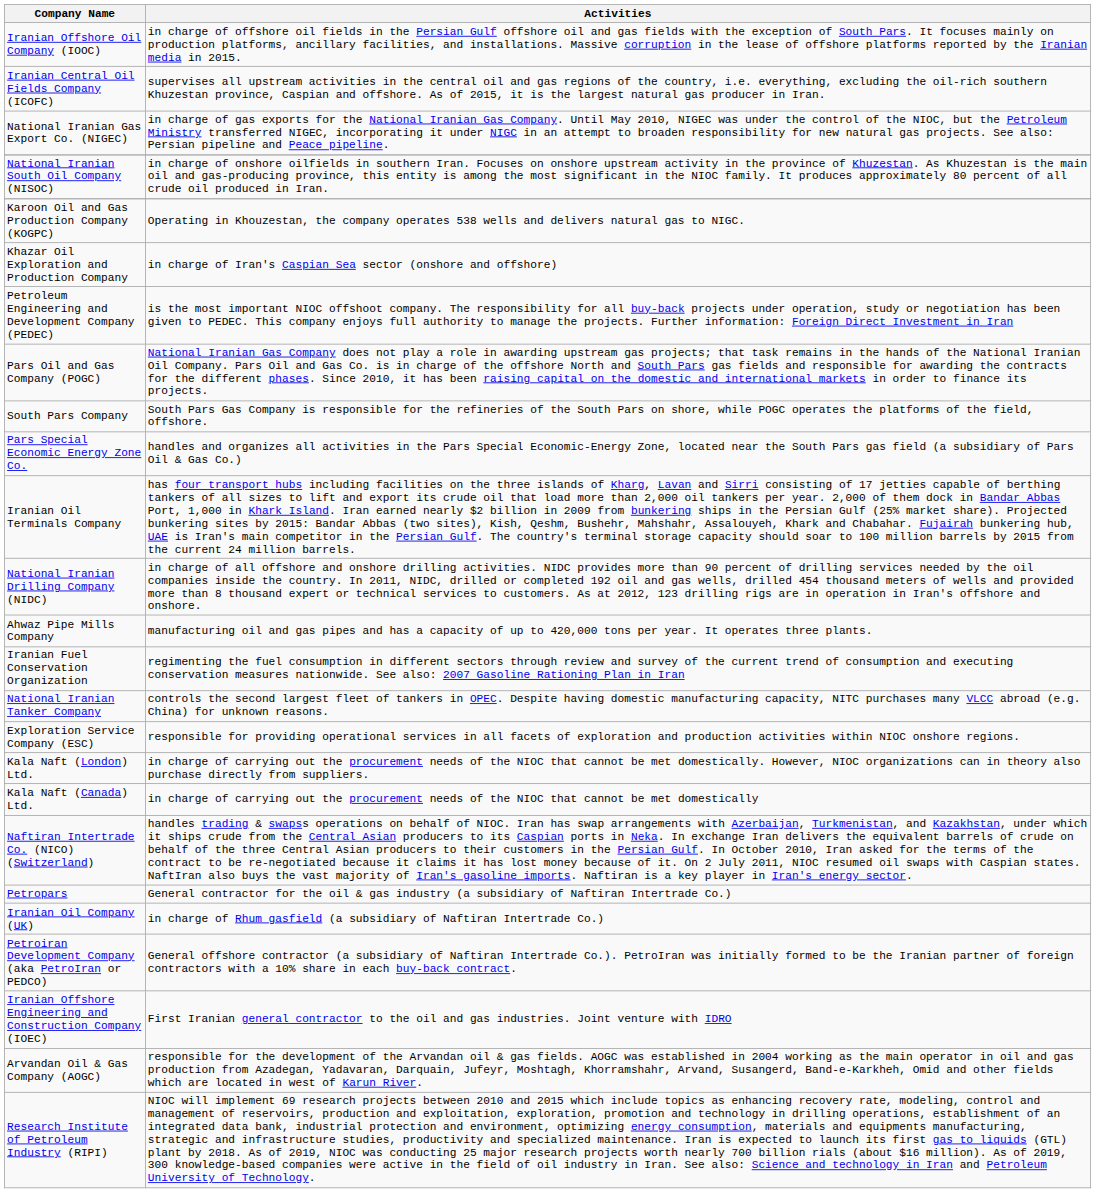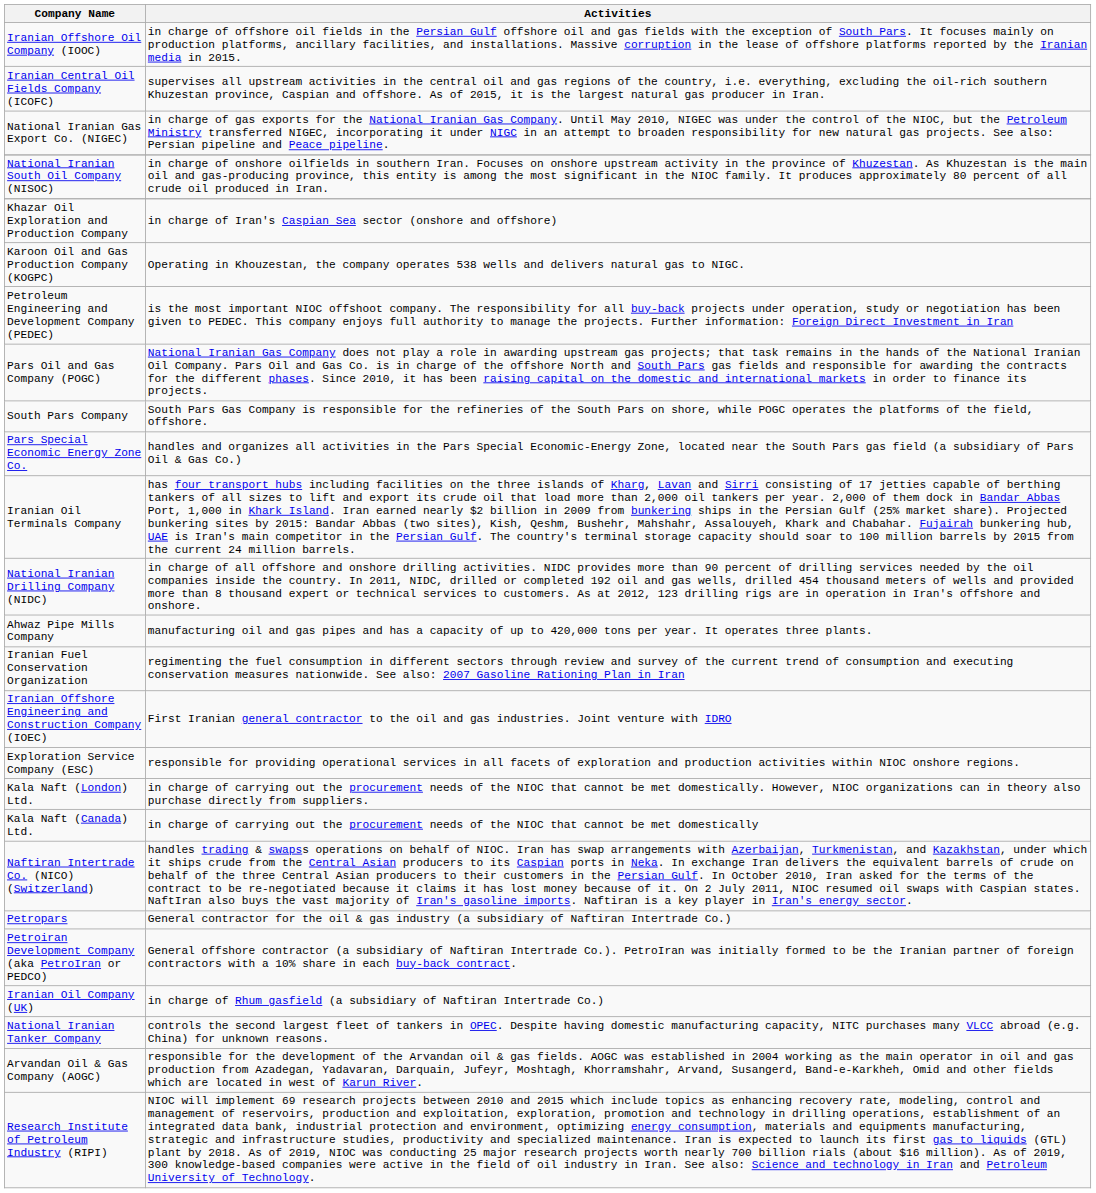rows swapped: (67, 265) <-> (67, 221)
rows swapped: (61, 706) <-> (74, 1020)
rows swapped: (71, 963) <-> (71, 919)
